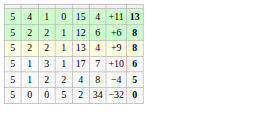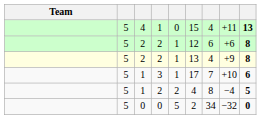+ column: (61, 12)
